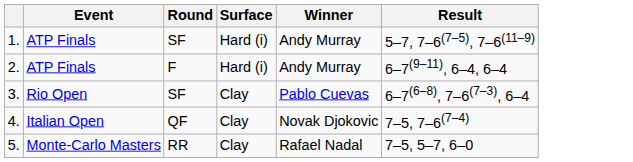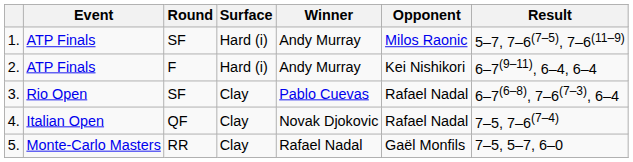+ column: (427, 15)
